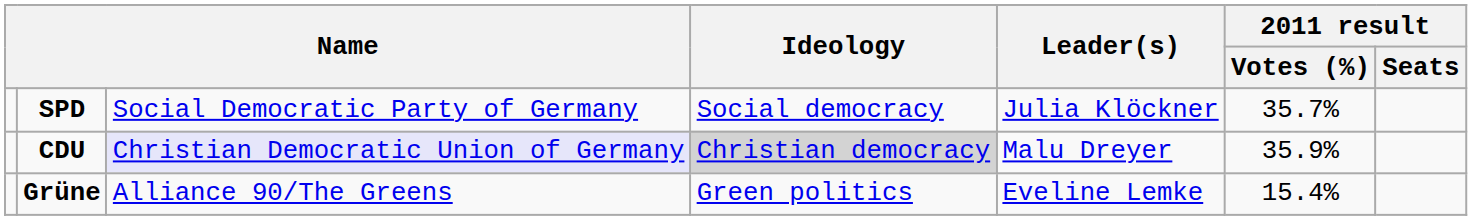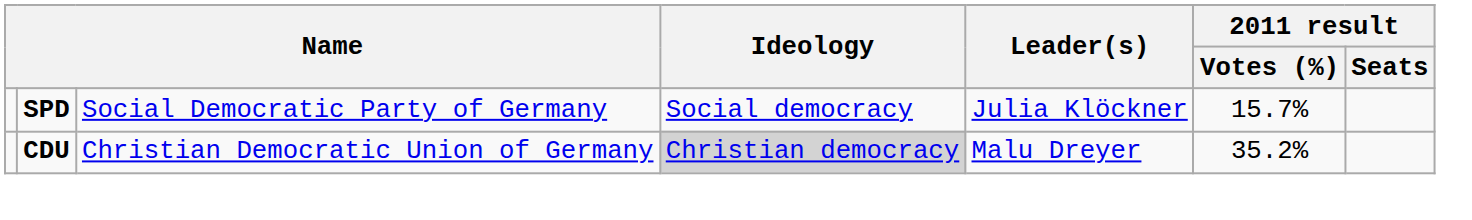(1300, 110) 35.7% -> (1270, 110) 15.7%
(399, 152) lavender background -> (368, 152) no background
(1300, 152) 35.9% -> (1270, 152) 35.2%
- row: (62, 194)
